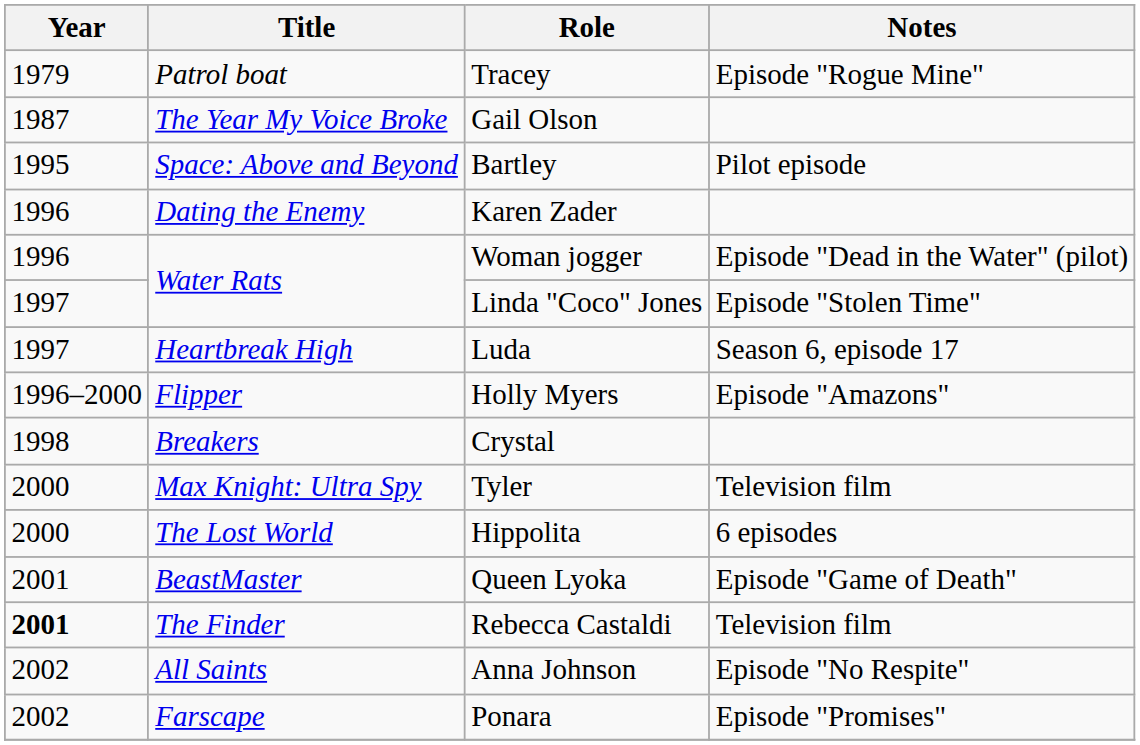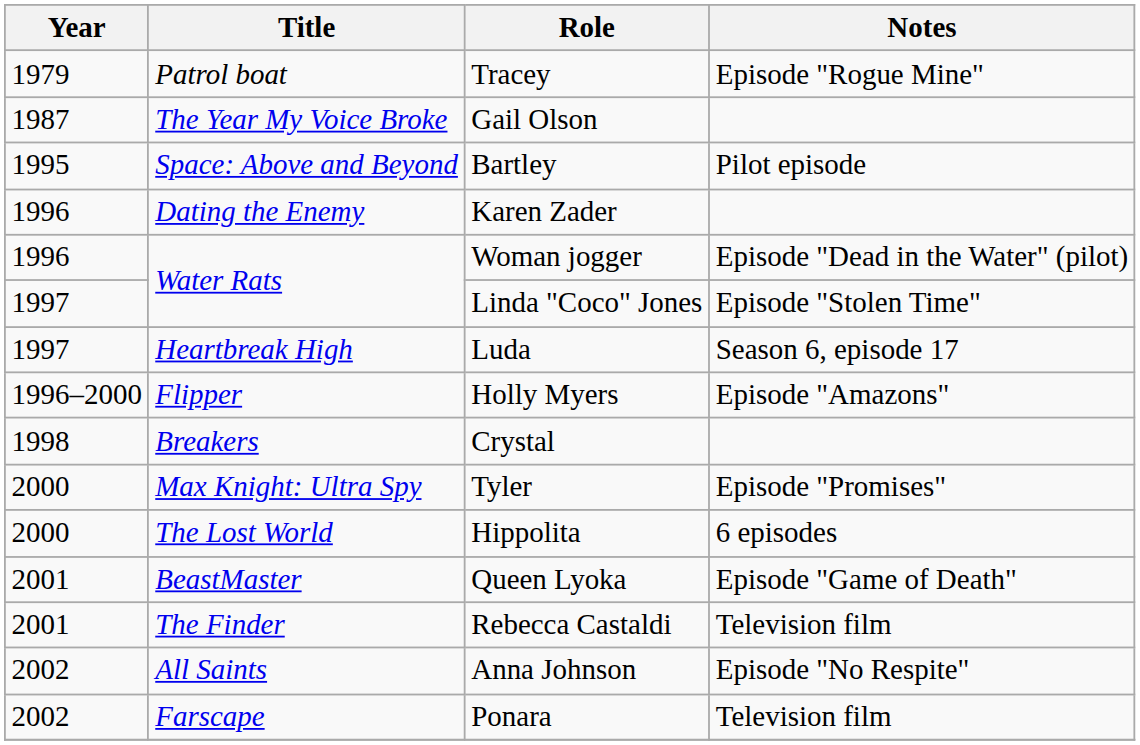(804, 486) Television film -> (831, 486) Episode "Promises"
(41, 624) bold -> (41, 624) normal
(831, 716) Episode "Promises" -> (804, 716) Television film
